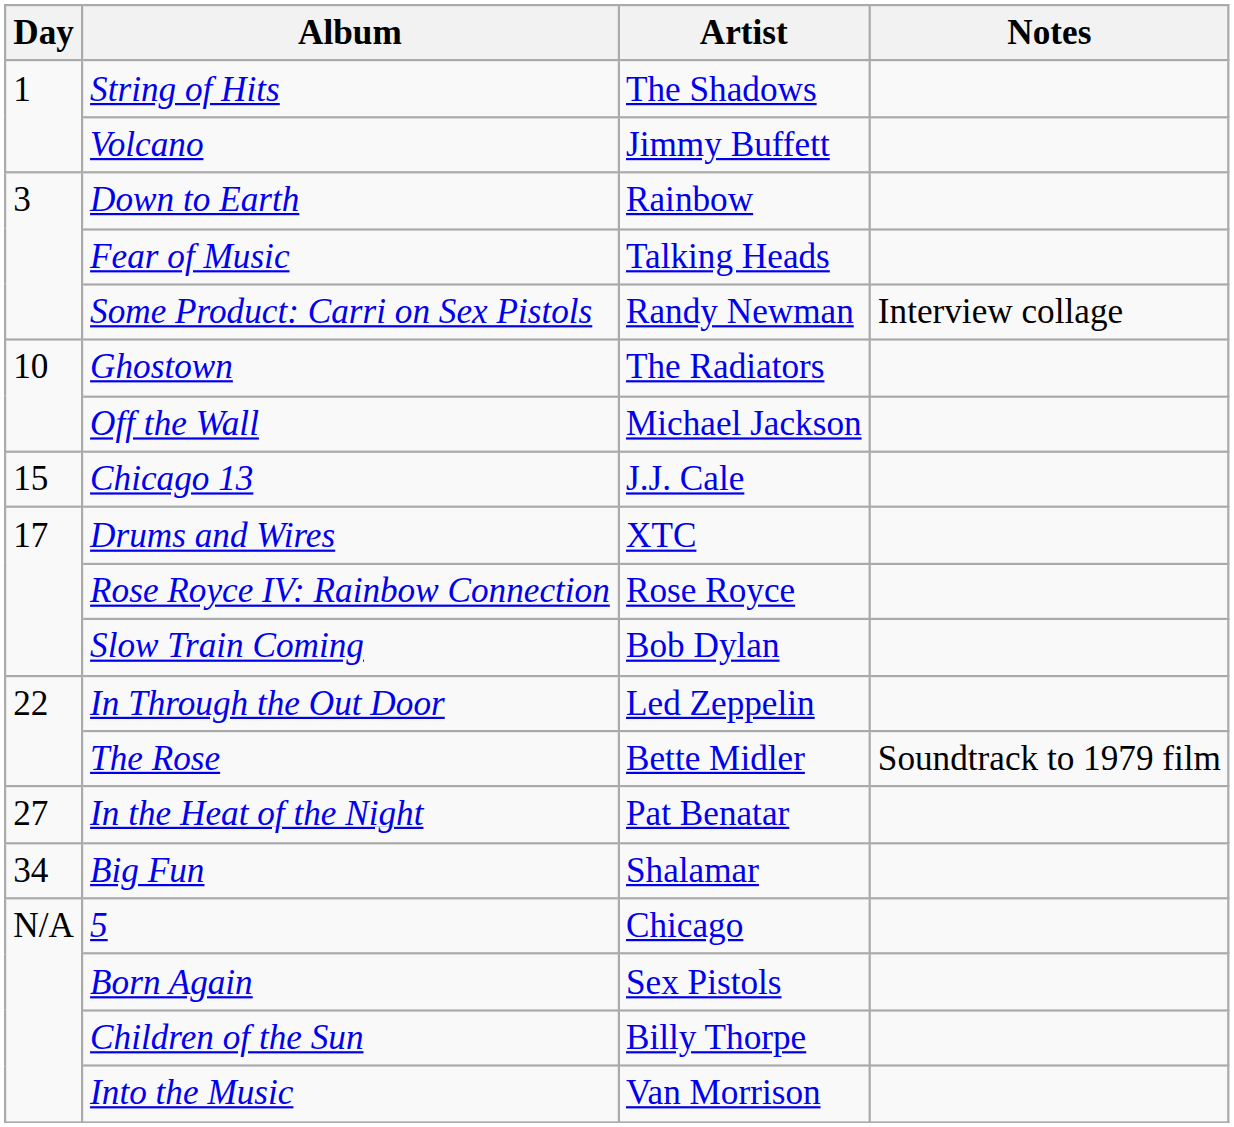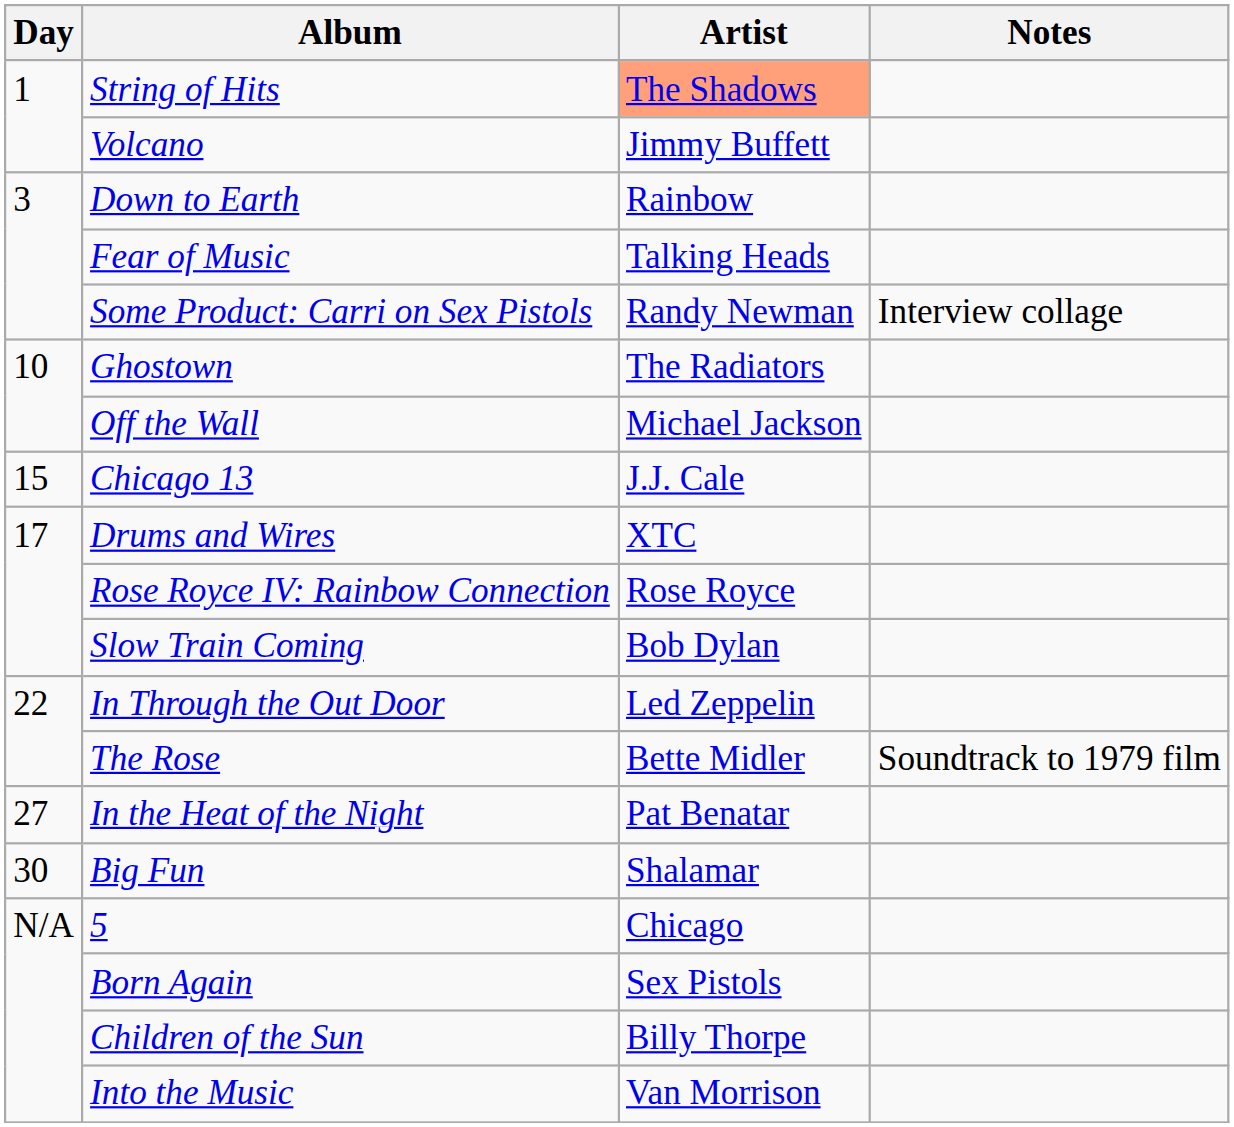(721, 88) no background -> (721, 88) lightsalmon background
(31, 869) 34 -> (31, 869) 30
